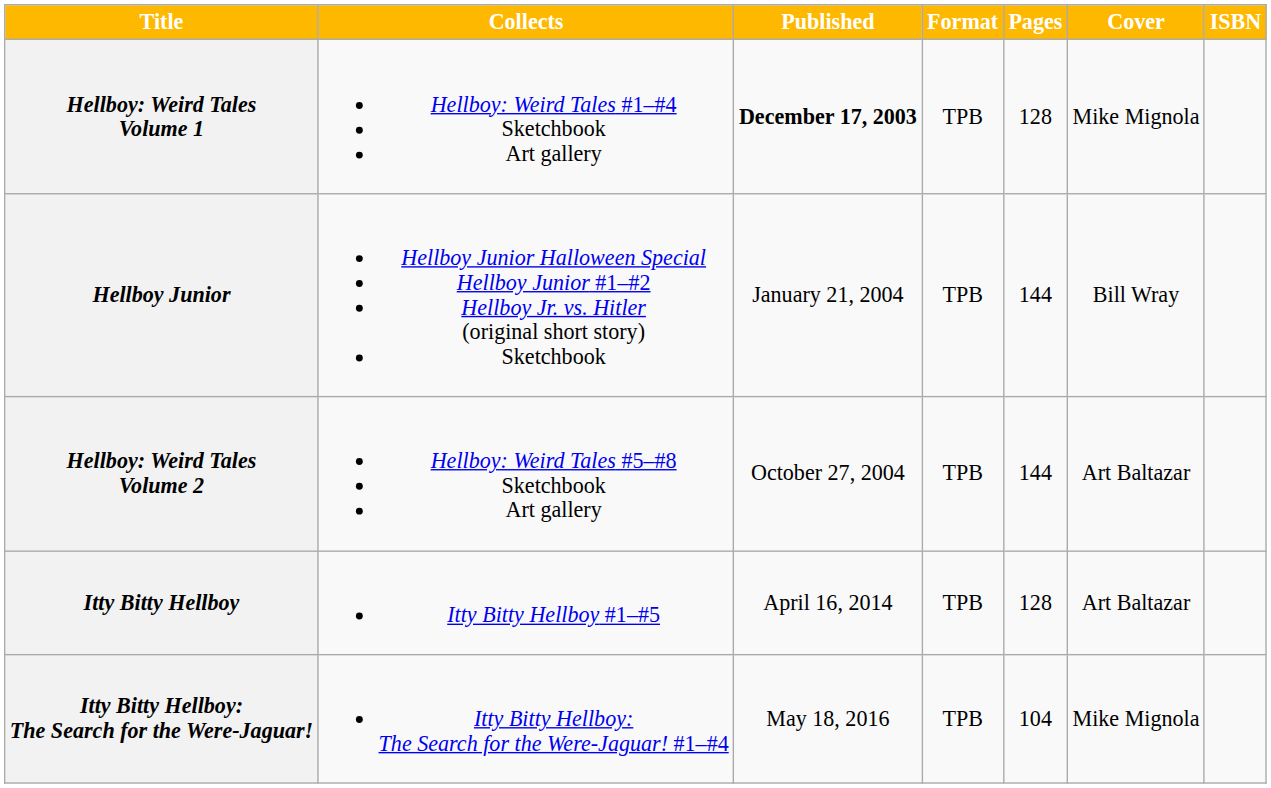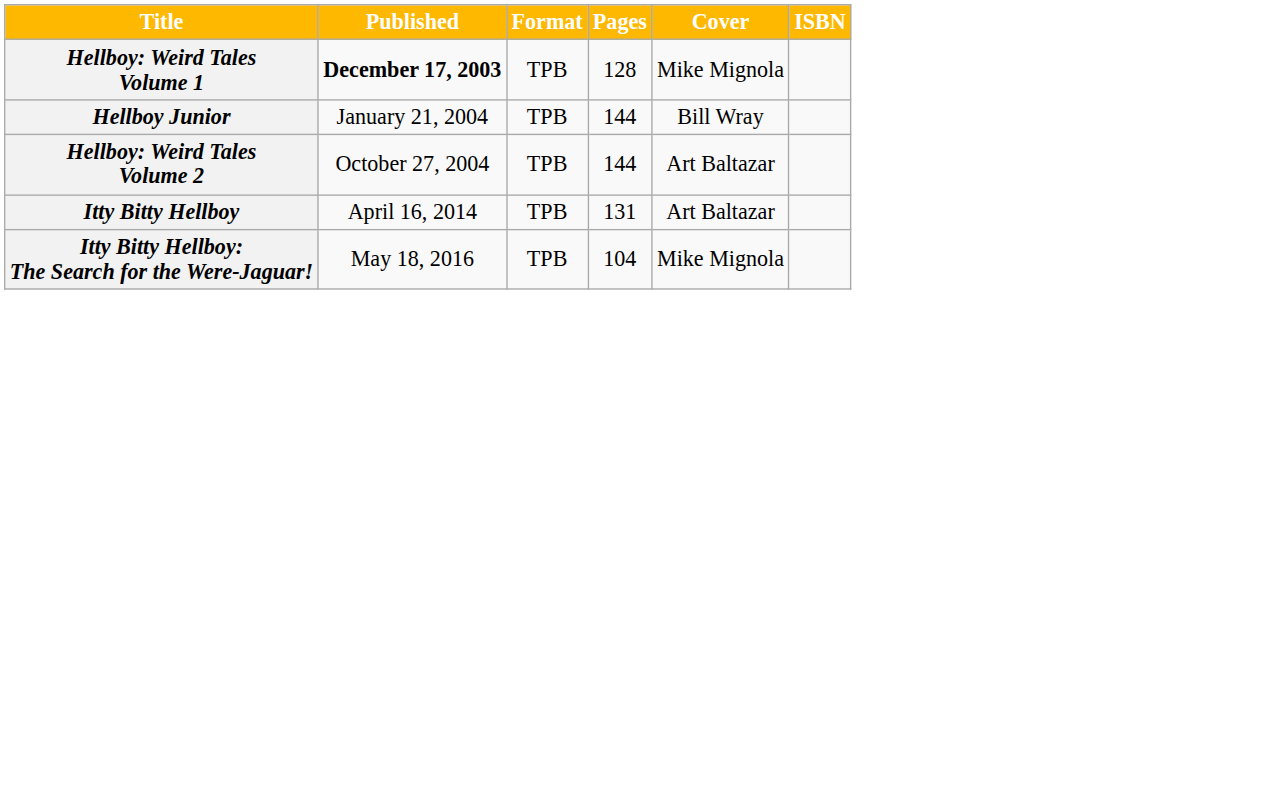- column: (526, 22)
(1035, 602) 128 -> (620, 211) 131
